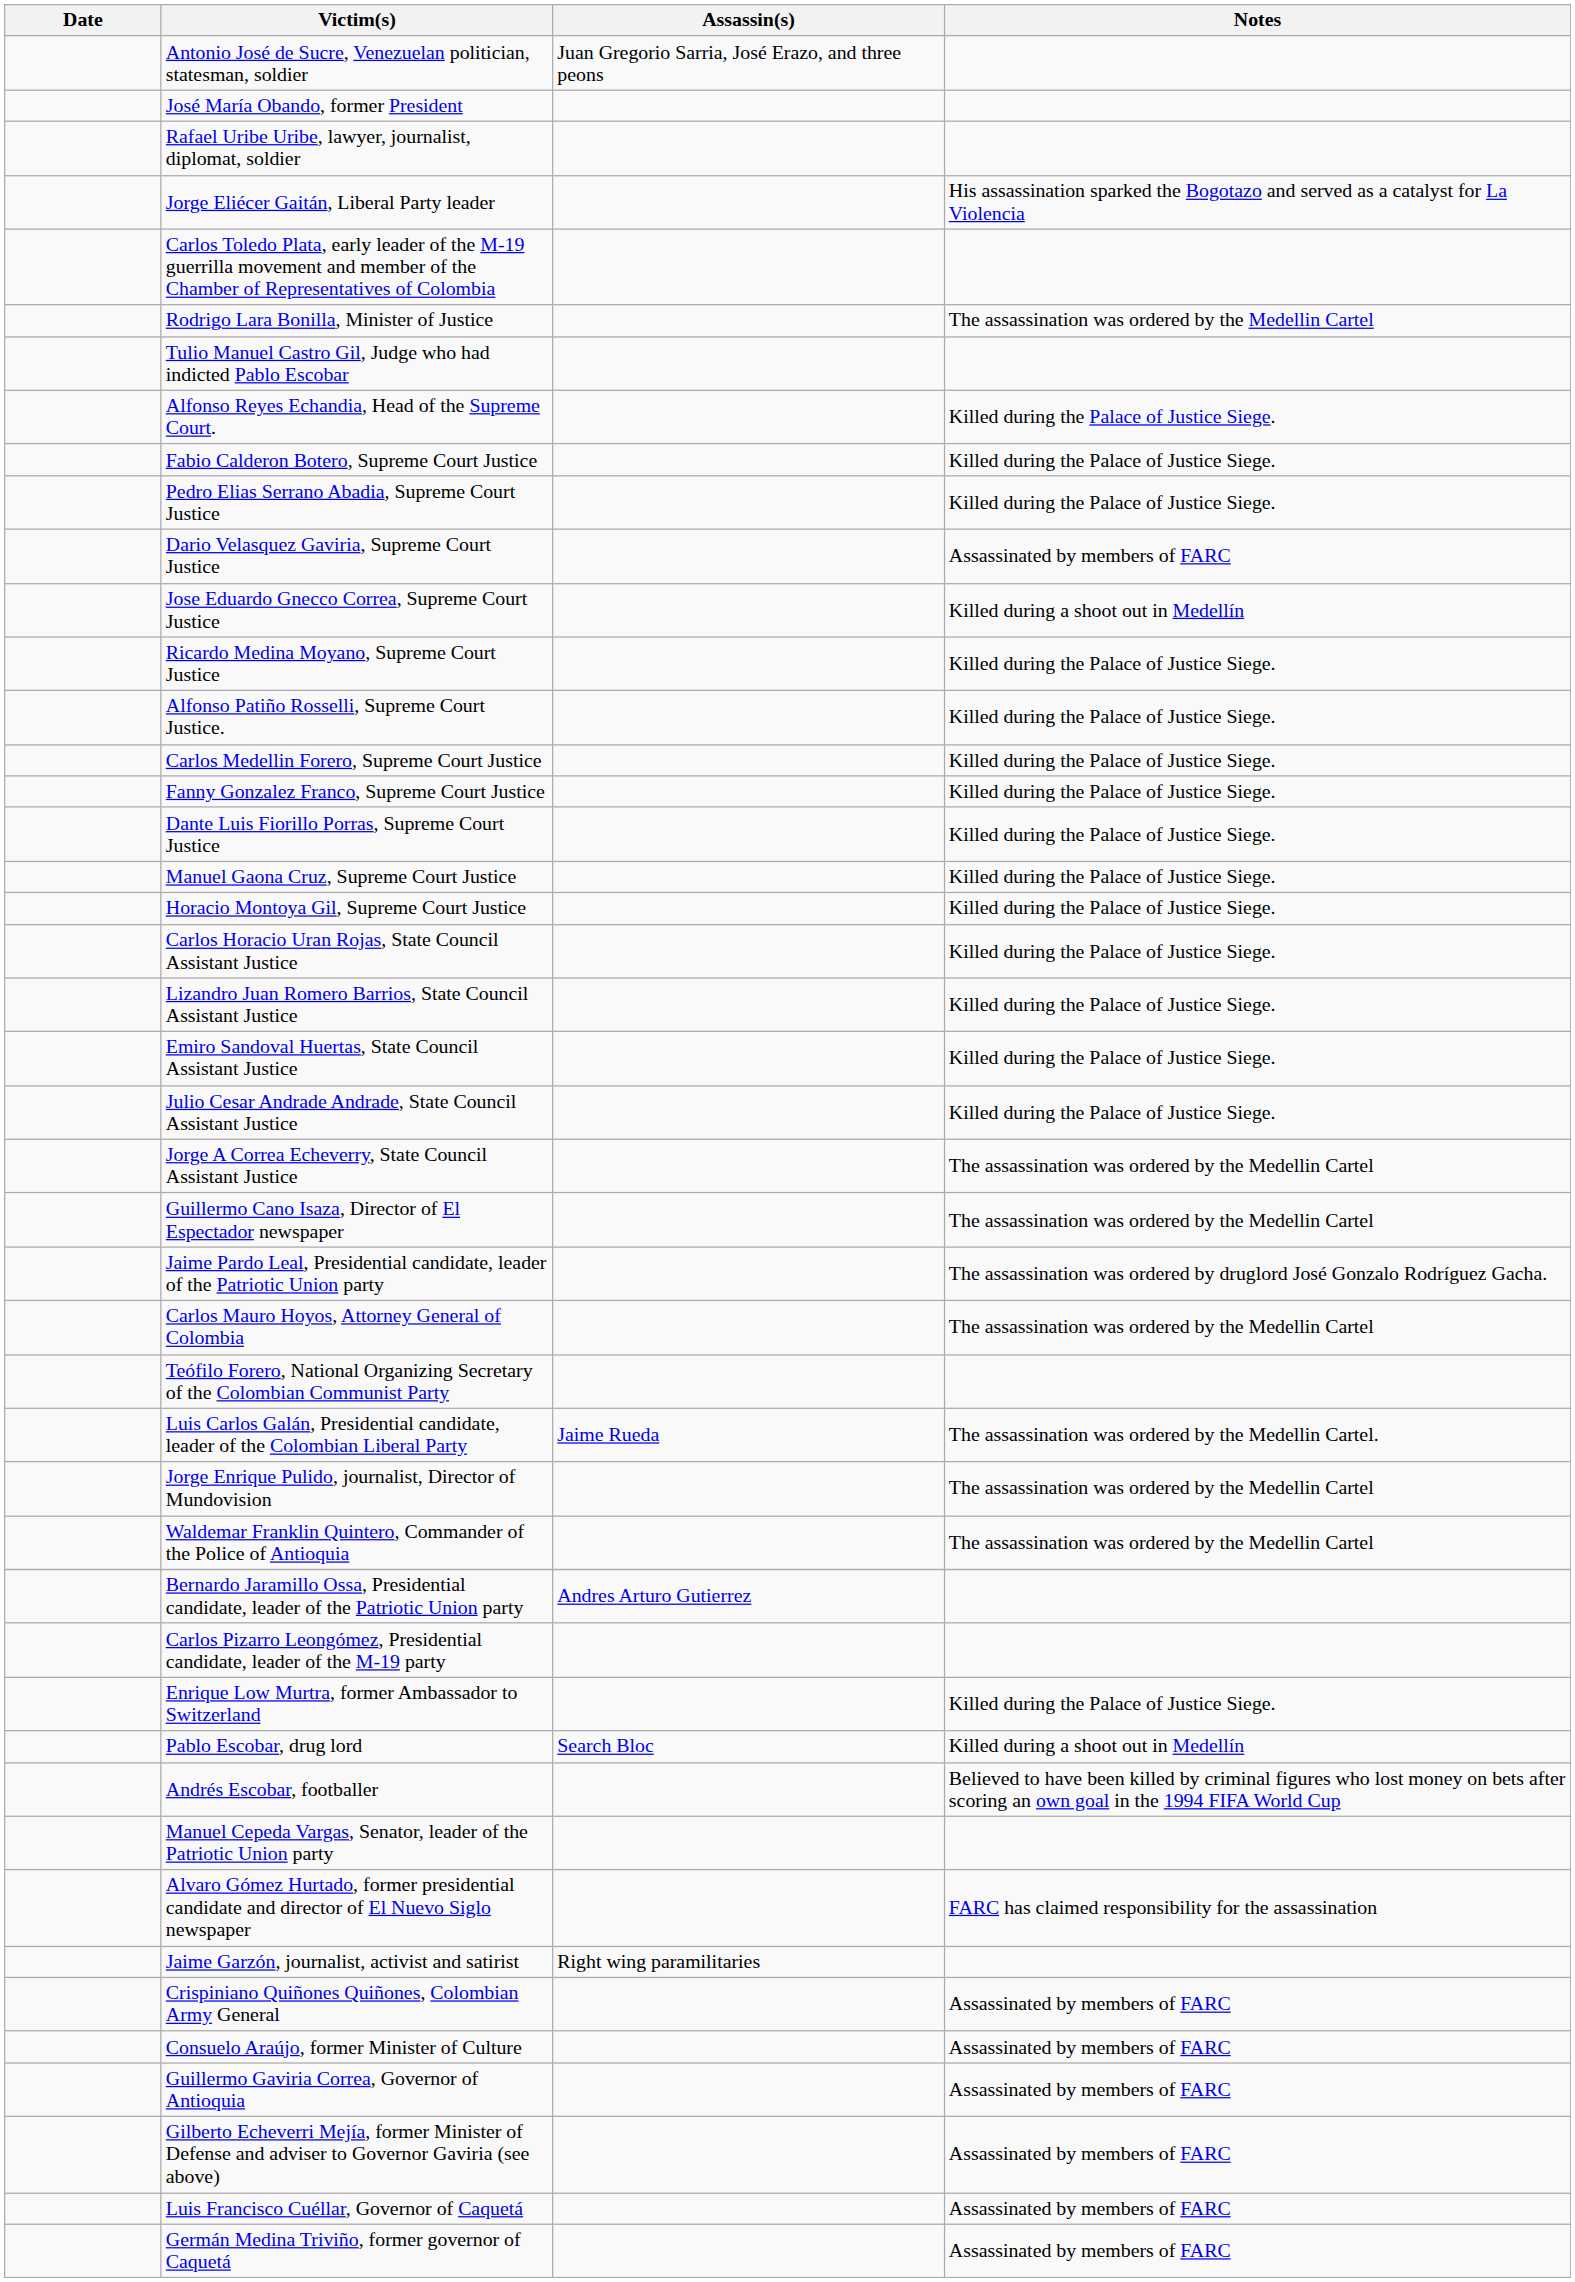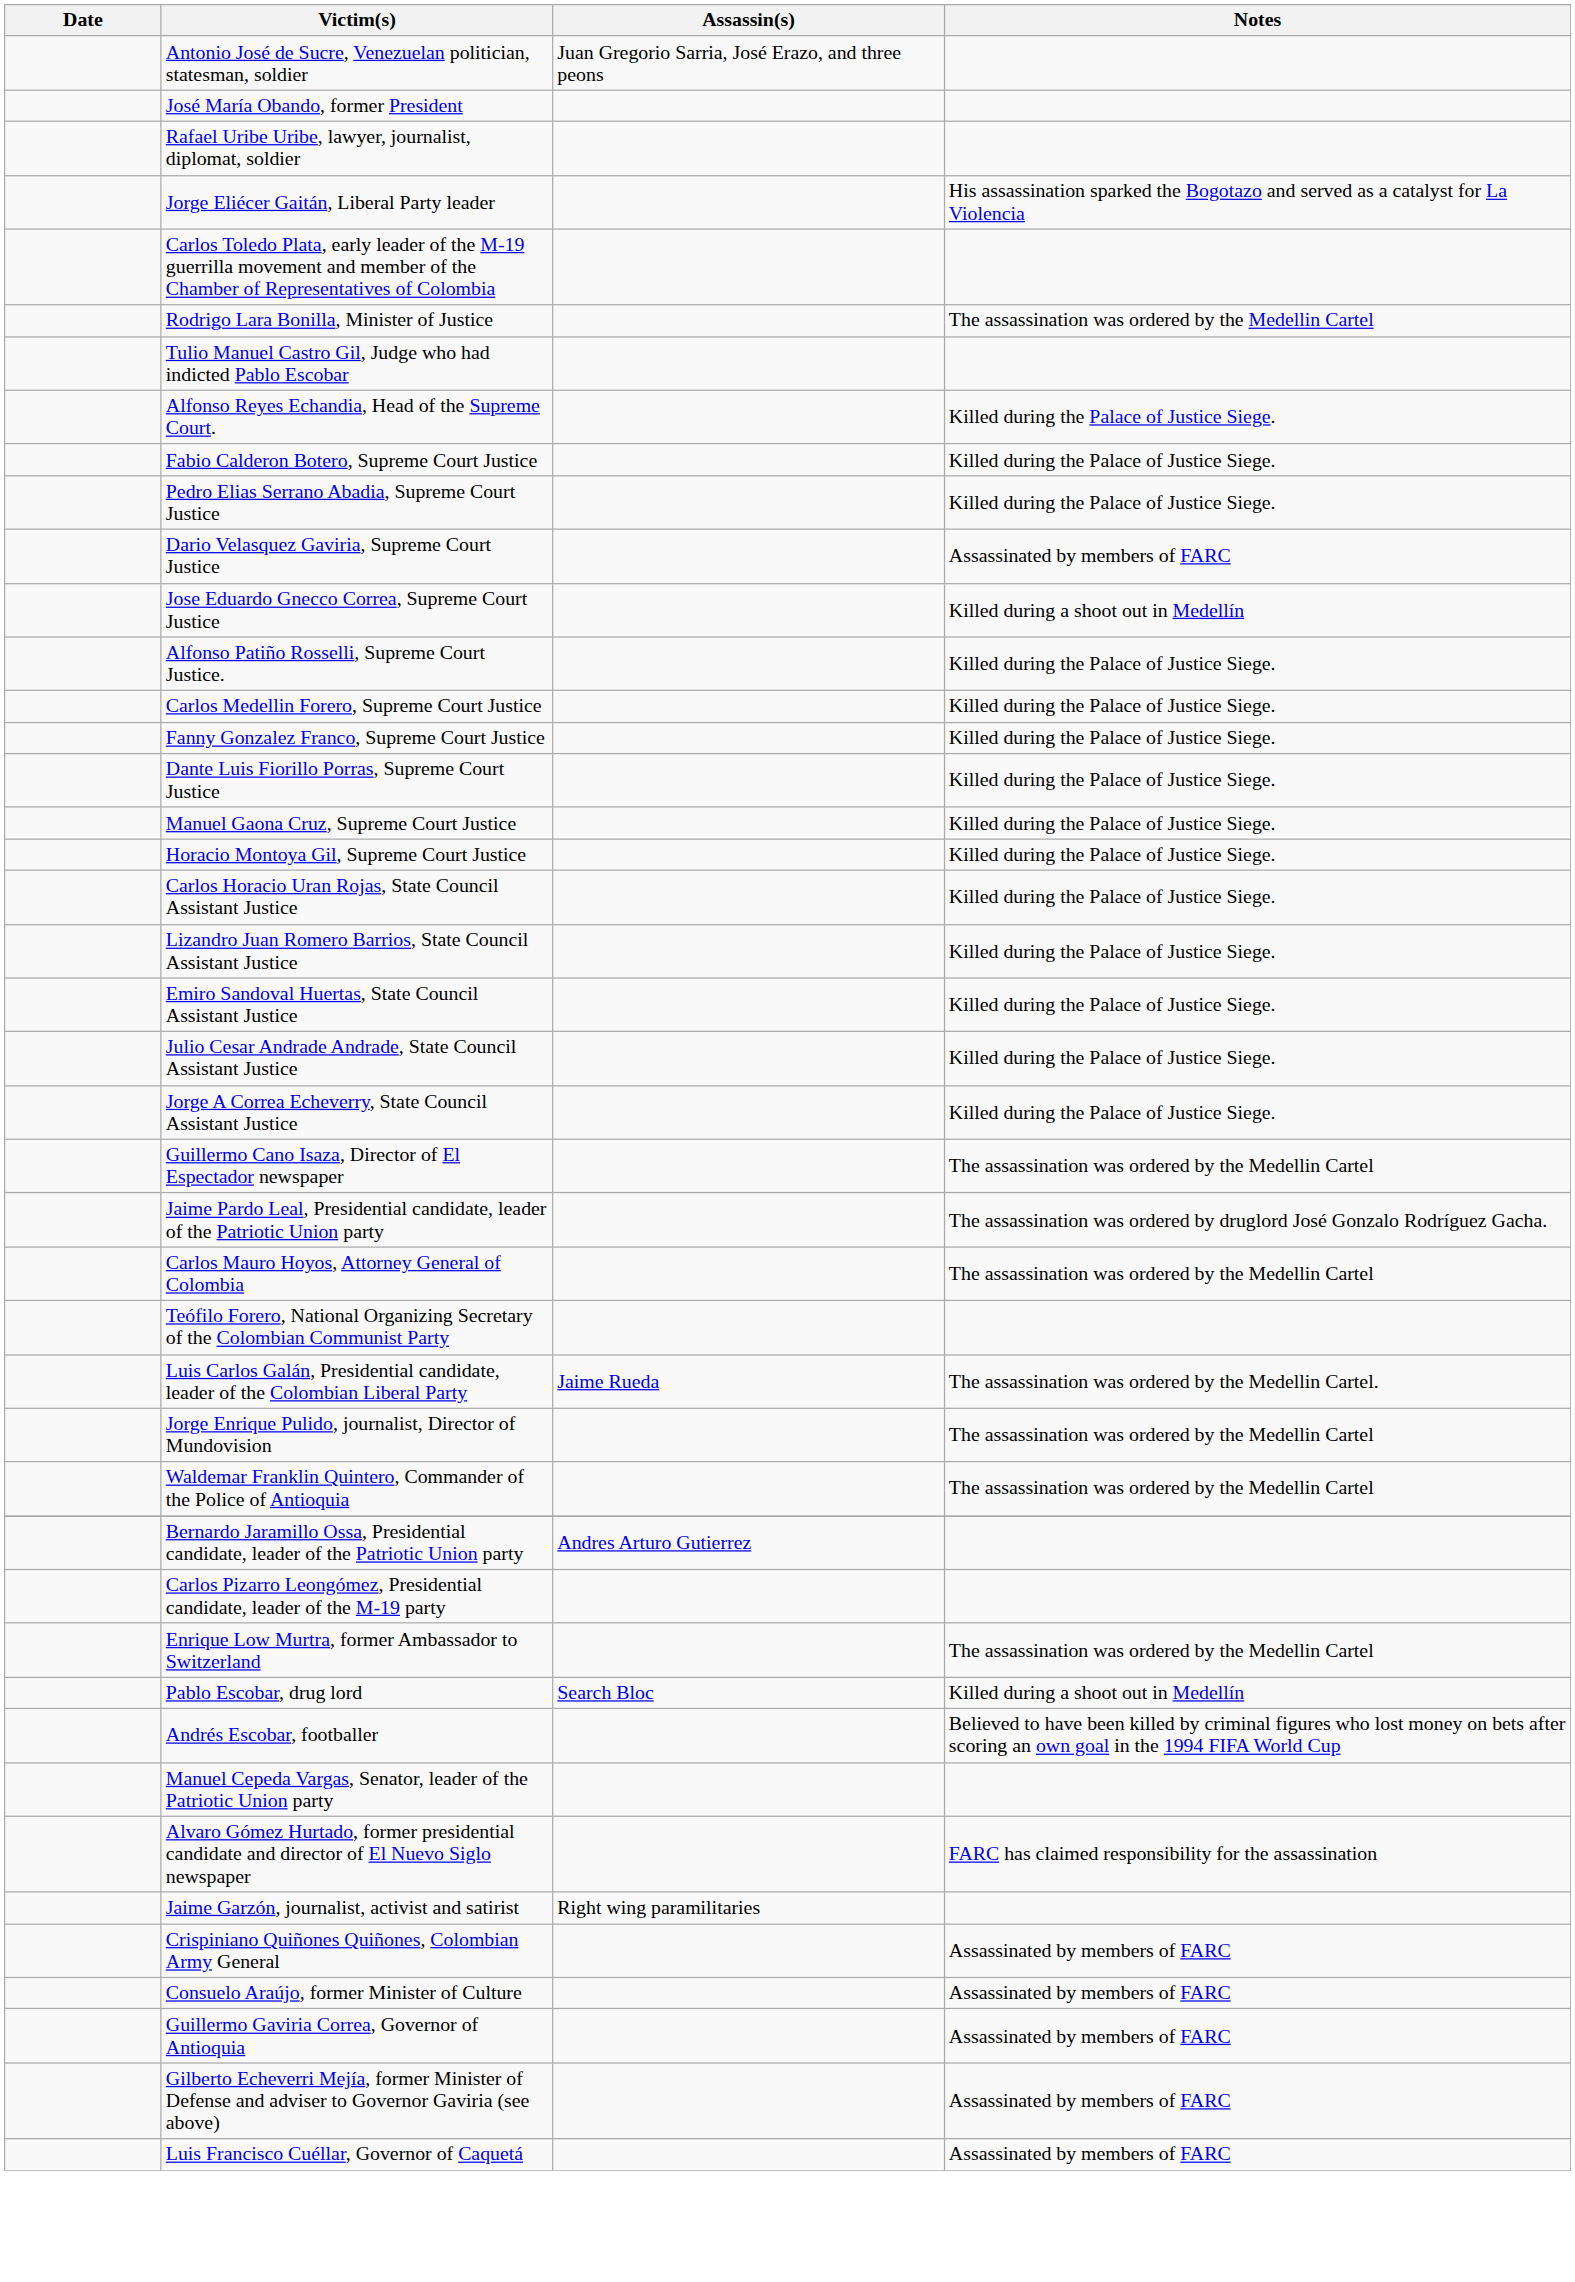- row: (331, 663)
(1161, 1165) The assassination was ordered by the Medellin Cartel -> (1112, 1112) Killed during the Palace of Justice Siege.
(1112, 1703) Killed during the Palace of Justice Siege. -> (1161, 1650) The assassination was ordered by the Medellin Cartel
- row: (343, 2250)
